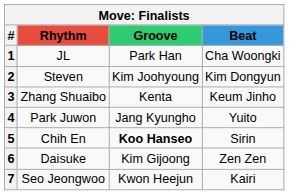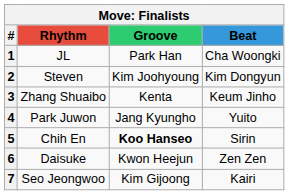(156, 159) Kim Gijoong -> (156, 159) Kwon Heejun
(156, 179) Kwon Heejun -> (156, 179) Kim Gijoong
